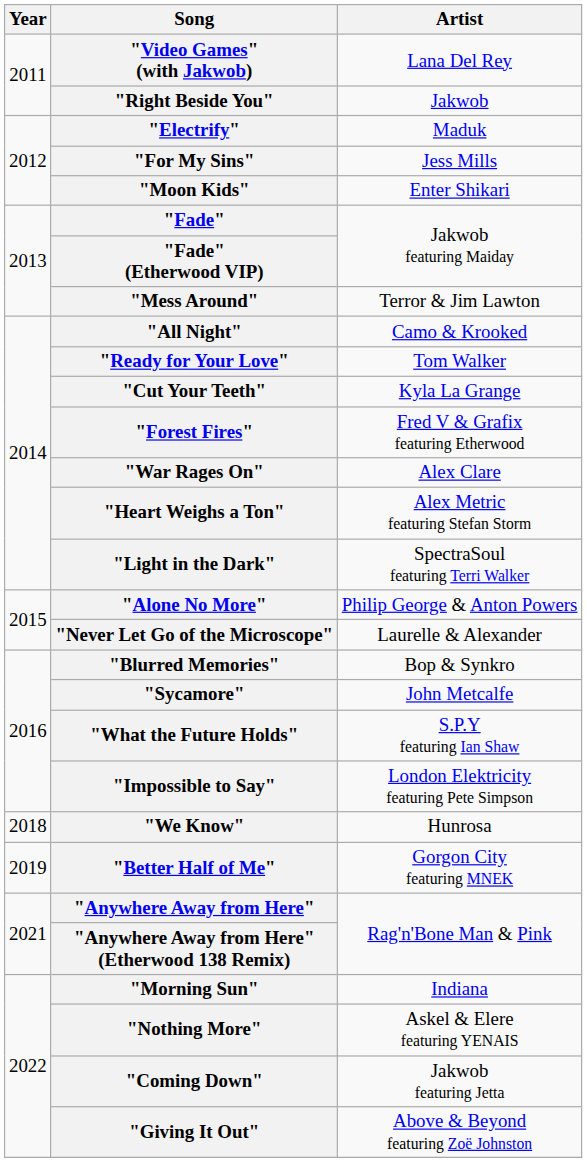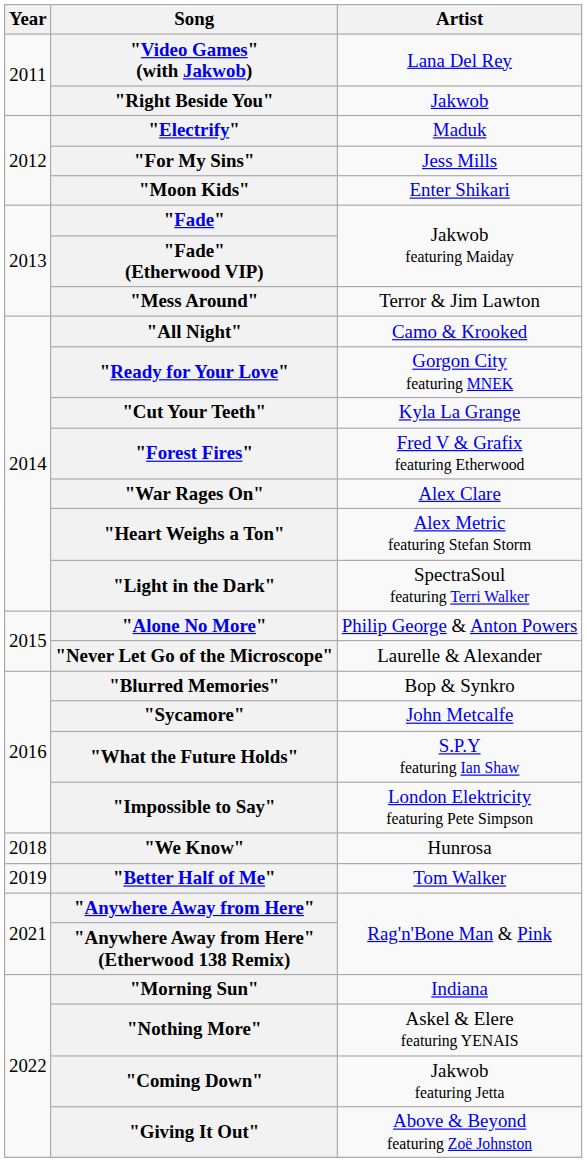(460, 361) Tom Walker -> (460, 371) Gorgon City featuring MNEK
(460, 867) Gorgon City featuring MNEK -> (460, 878) Tom Walker
